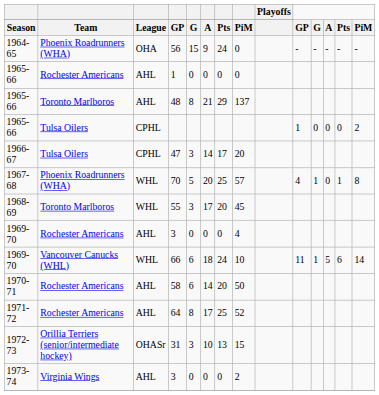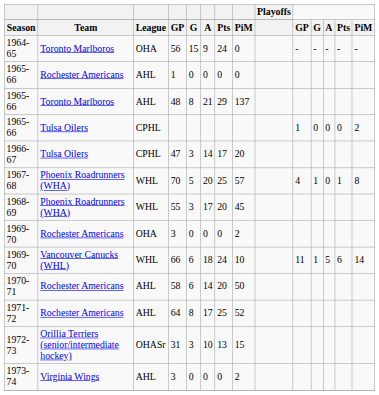(82, 48) Phoenix Roadrunners (WHA) -> (77, 48) Toronto Marlboros
(77, 207) Toronto Marlboros -> (82, 207) Phoenix Roadrunners (WHA)
(146, 233) AHL -> (146, 233) OHA
(237, 233) 4 -> (237, 233) 2
